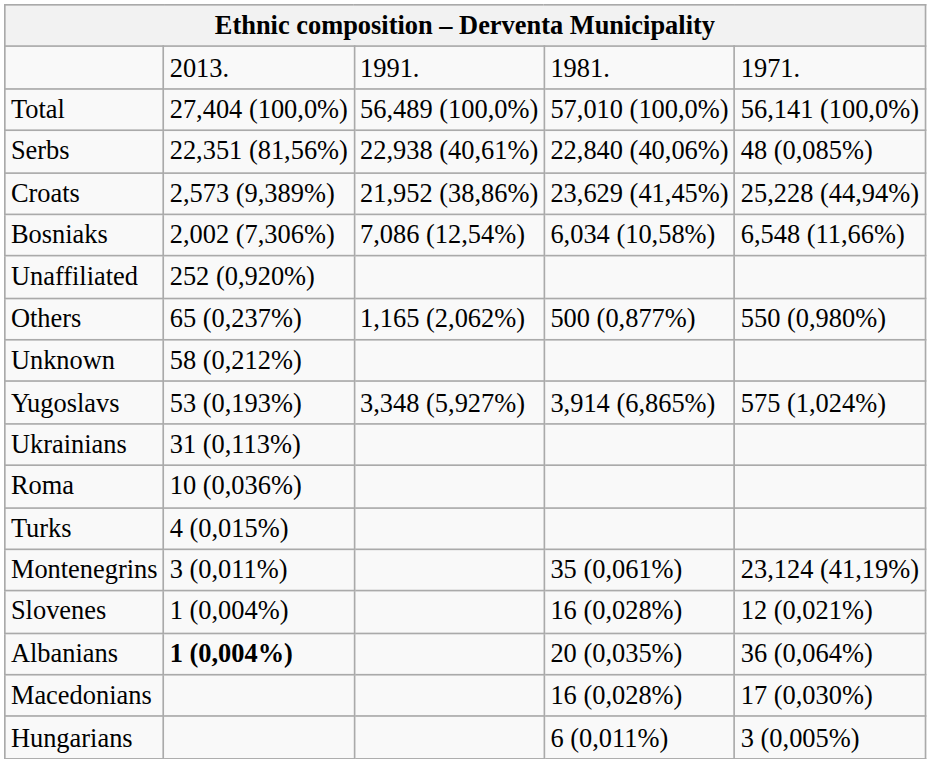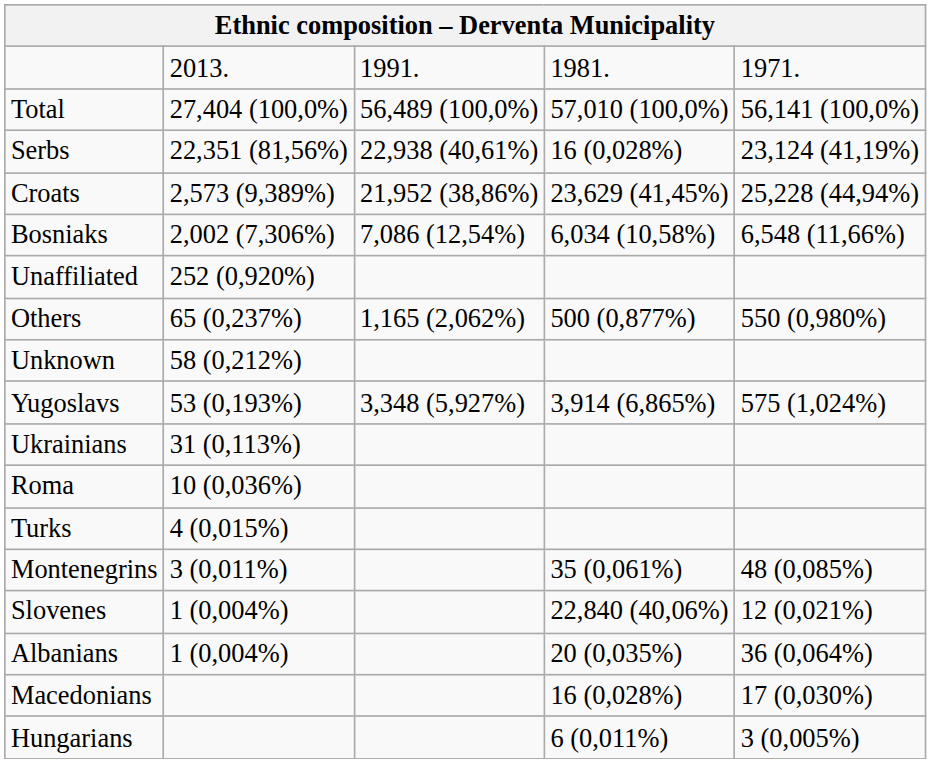(639, 151) 22,840 (40,06%) -> (616, 151) 16 (0,028%)
(807, 151) 48 (0,085%) -> (830, 151) 23,124 (41,19%)
(830, 569) 23,124 (41,19%) -> (807, 569) 48 (0,085%)
(616, 611) 16 (0,028%) -> (639, 611) 22,840 (40,06%)
(231, 653) bold -> (229, 653) normal
